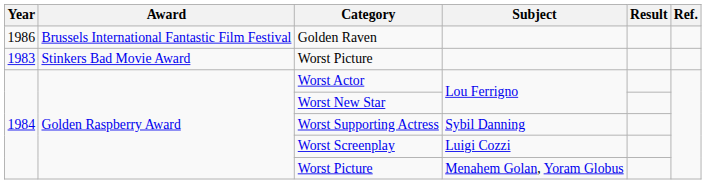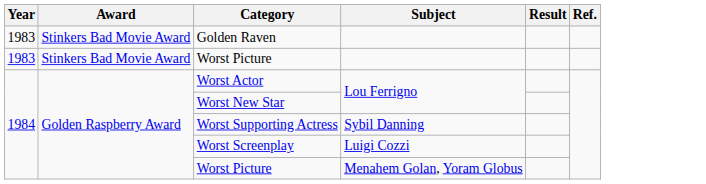(21, 37) 1986 -> (21, 37) 1983
(166, 37) Brussels International Fantastic Film Festival -> (116, 37) Stinkers Bad Movie Award
